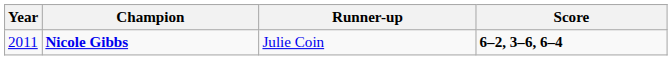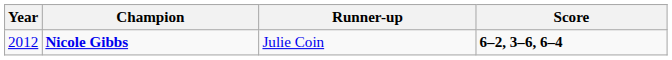(23, 42) 2011 -> (23, 42) 2012
